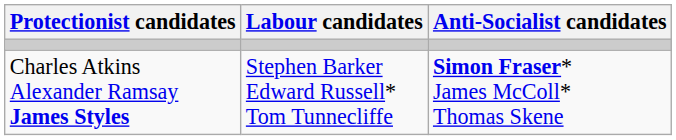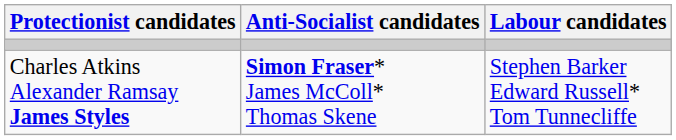columns swapped: (550, 22) <-> (334, 22)
